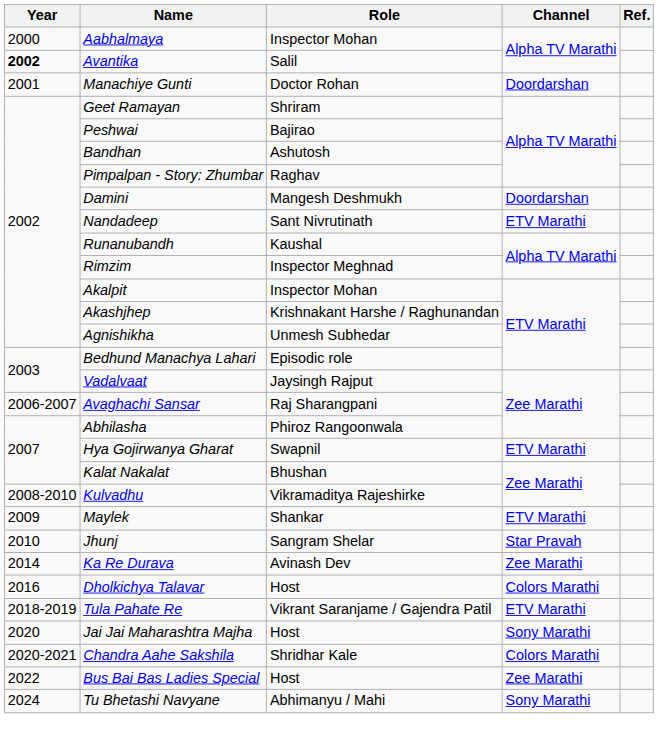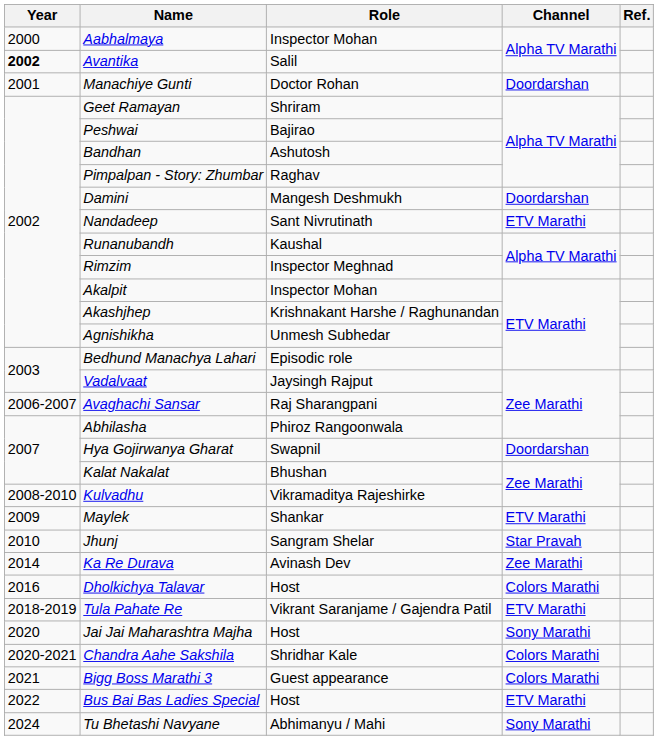(546, 449) ETV Marathi -> (547, 449) Doordarshan
+ row: (148, 678)
(544, 678) Zee Marathi -> (546, 701) ETV Marathi
